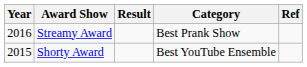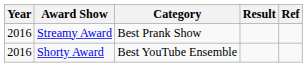columns swapped: (216, 14) <-> (134, 14)
(19, 52) 2015 -> (19, 52) 2016
